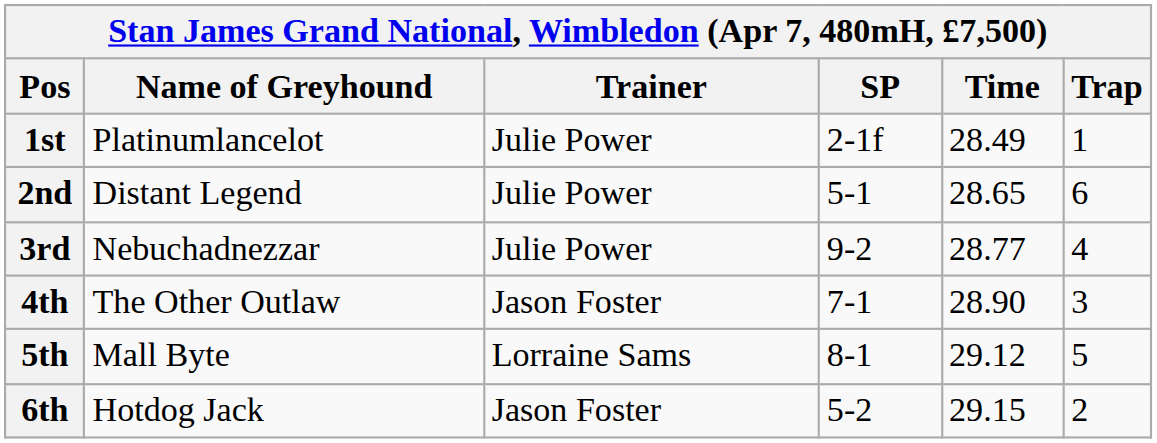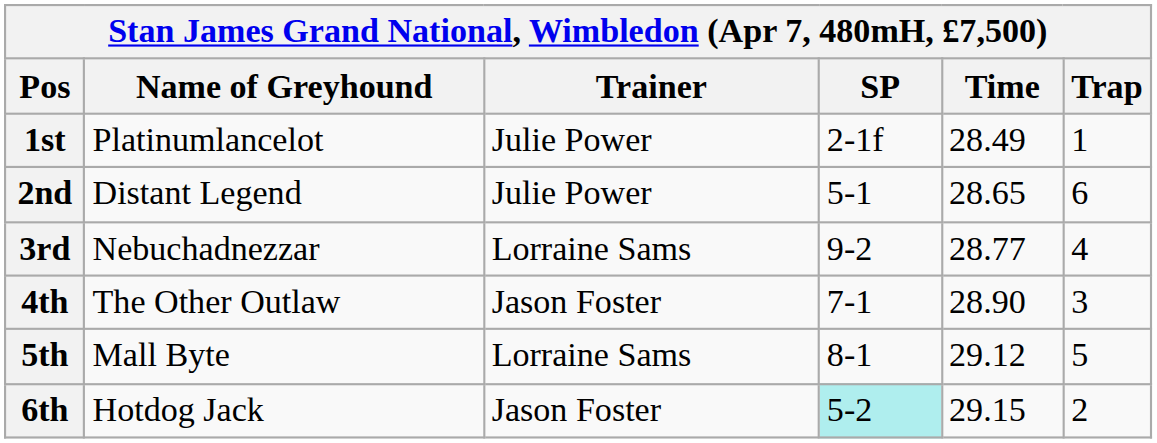(572, 247) Julie Power -> (591, 247) Lorraine Sams
(850, 409) no background -> (850, 409) paleturquoise background
